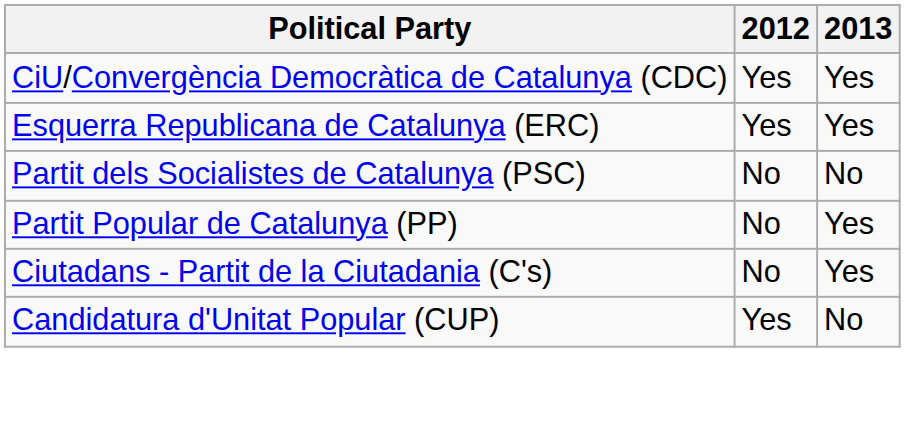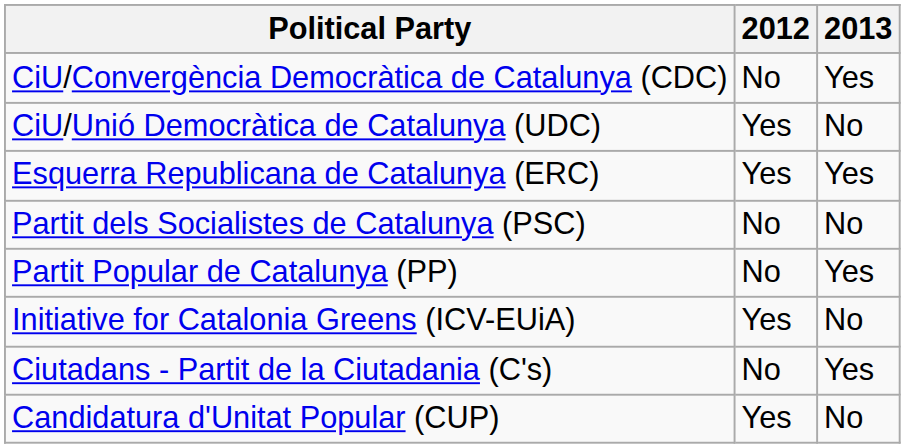(767, 77) Yes -> (761, 77) No
+ row: (307, 126)
+ row: (294, 321)
